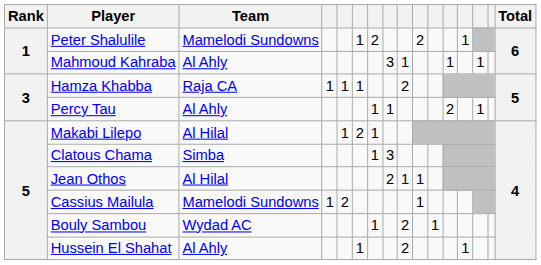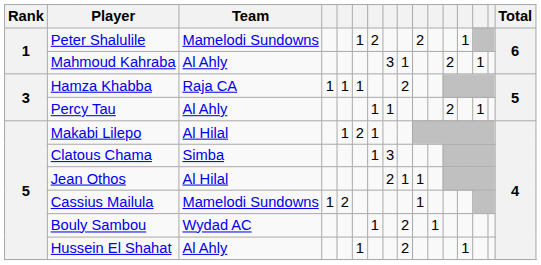(450, 63) 1 -> (450, 63) 2
